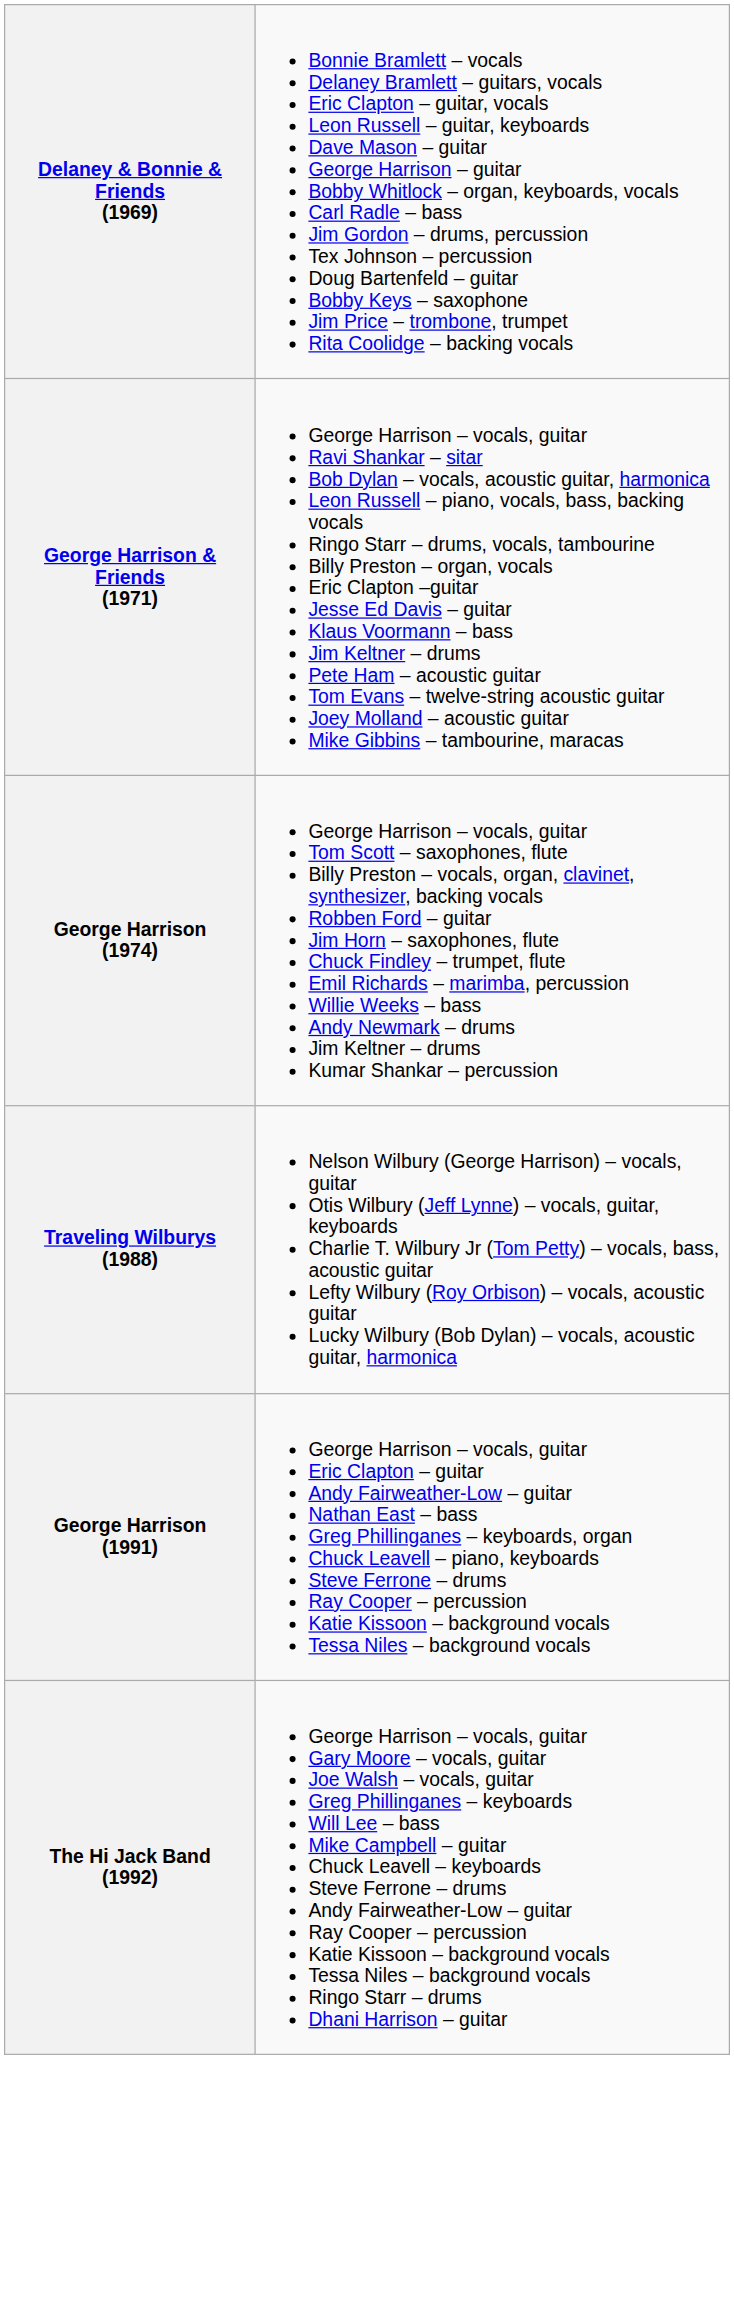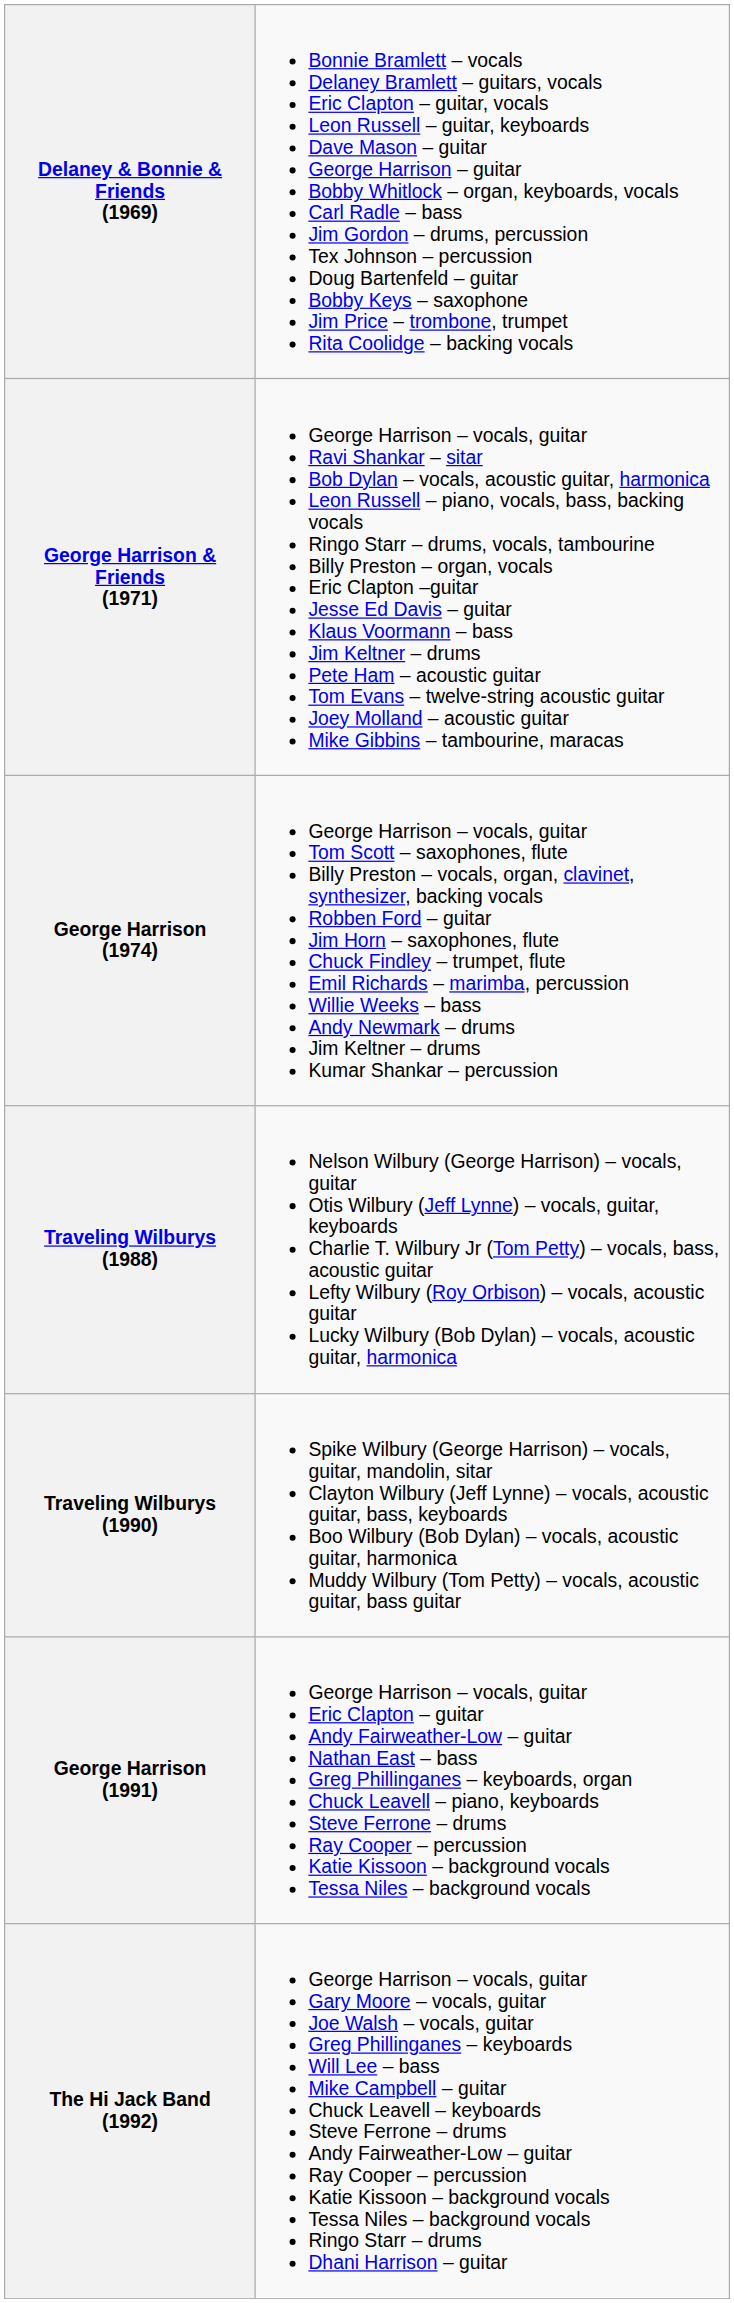+ row: (130, 1514)
